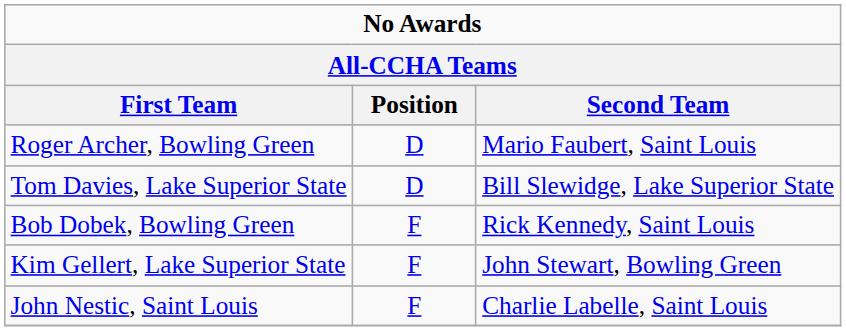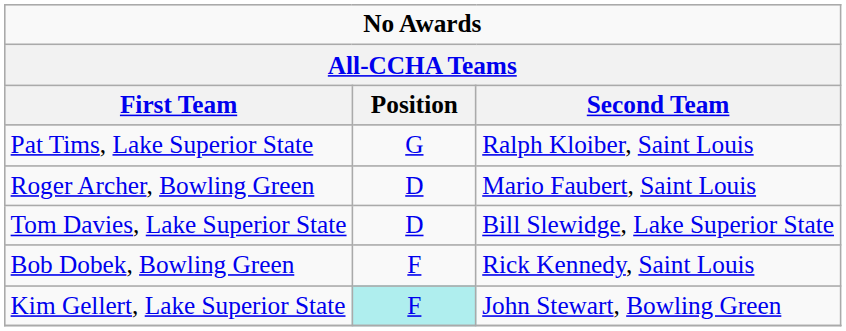+ row: (162, 144)
(414, 265) no background -> (414, 305) paleturquoise background
- row: (134, 305)
